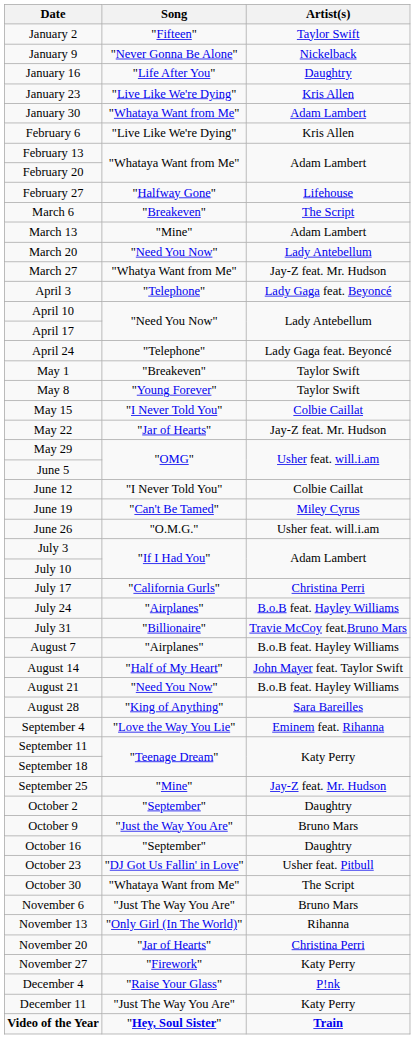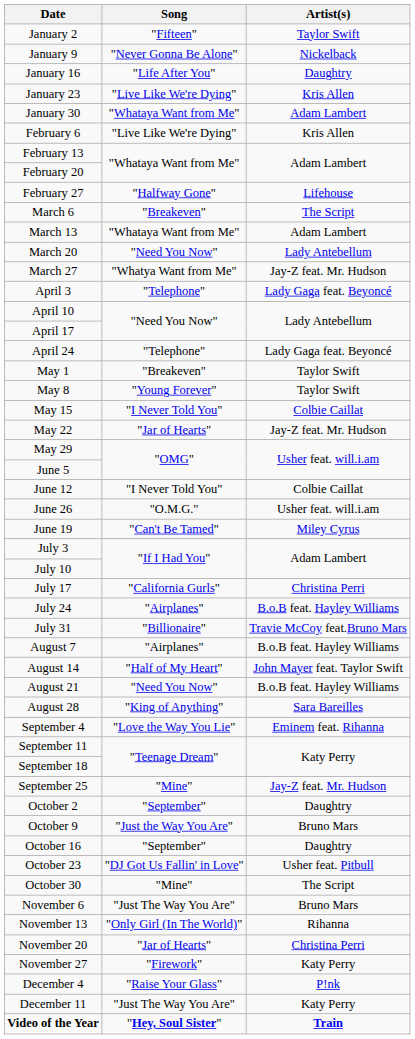(174, 232) "Mine" -> (174, 232) "Whataya Want from Me"
rows swapped: (53, 509) <-> (53, 529)
(174, 885) "Whataya Want from Me" -> (174, 885) "Mine"
